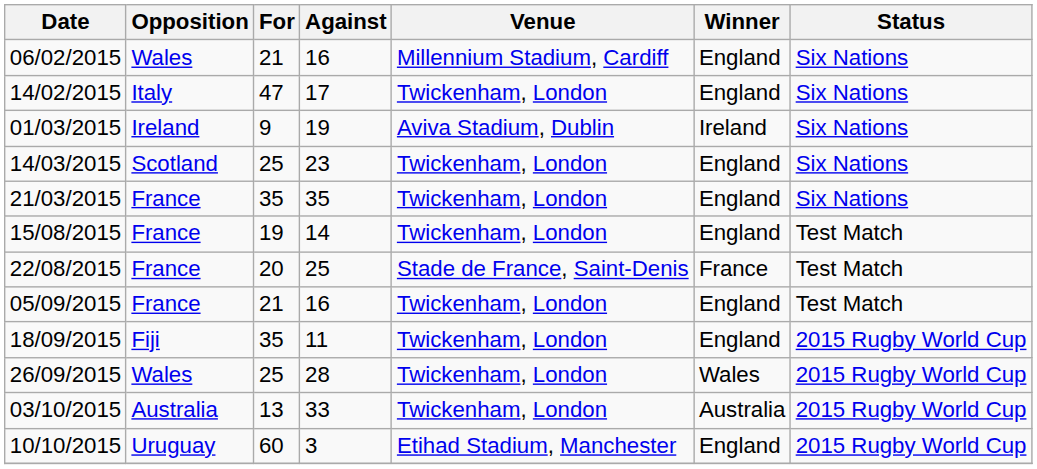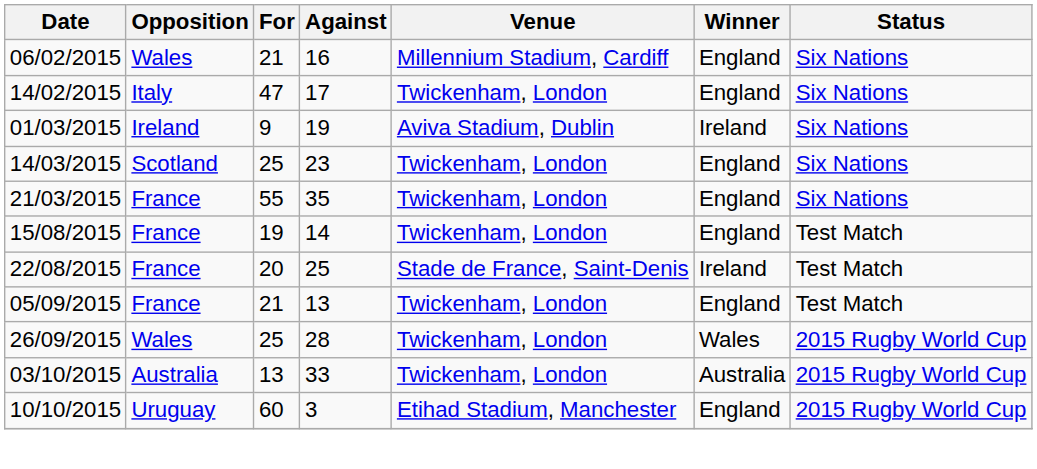(271, 198) 35 -> (271, 198) 55
(734, 269) France -> (733, 269) Ireland
(317, 304) 16 -> (317, 304) 13
- row: (65, 339)
